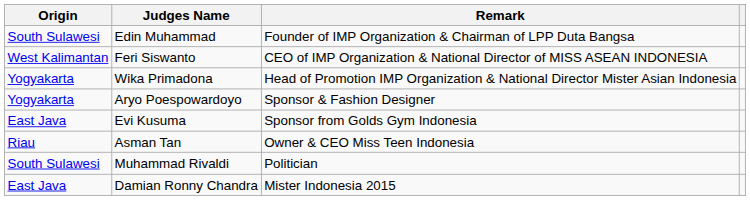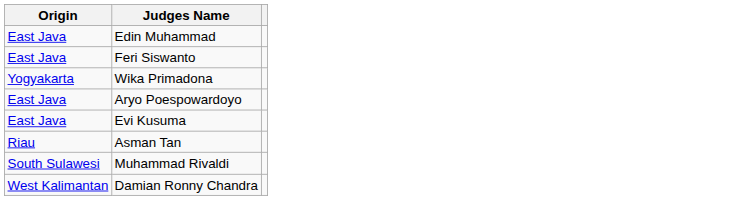- column: (500, 15)
(54, 36) South Sulawesi -> (37, 36) East Java
(58, 58) West Kalimantan -> (37, 58) East Java
(41, 100) Yogyakarta -> (37, 100) East Java
(37, 185) East Java -> (58, 185) West Kalimantan
